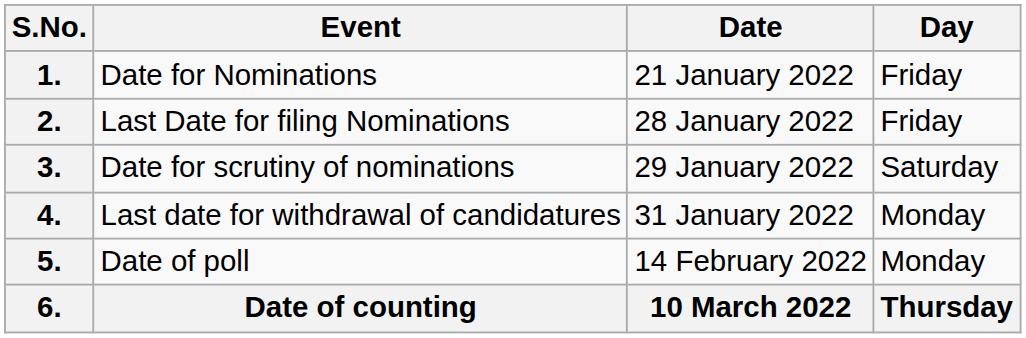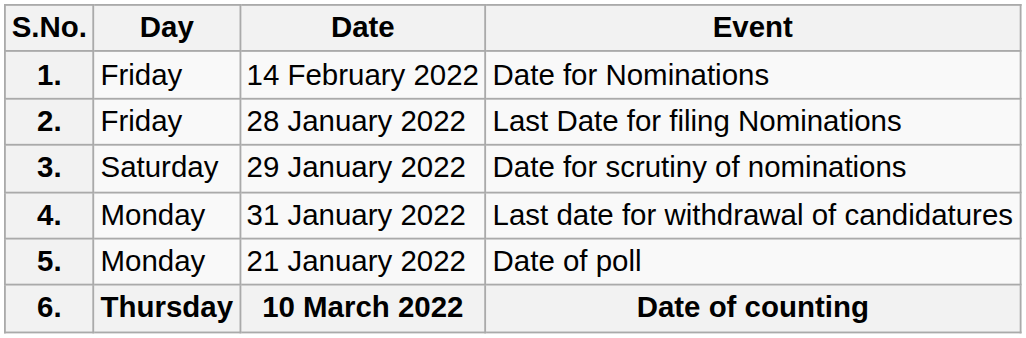columns swapped: (361, 27) <-> (947, 27)
(744, 74) 21 January 2022 -> (363, 74) 14 February 2022
(751, 261) 14 February 2022 -> (356, 261) 21 January 2022
